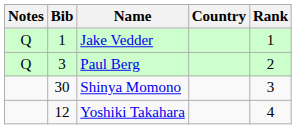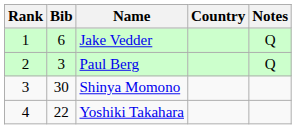columns swapped: (271, 16) <-> (26, 16)
(62, 40) 1 -> (61, 40) 6
(62, 111) 12 -> (61, 111) 22
